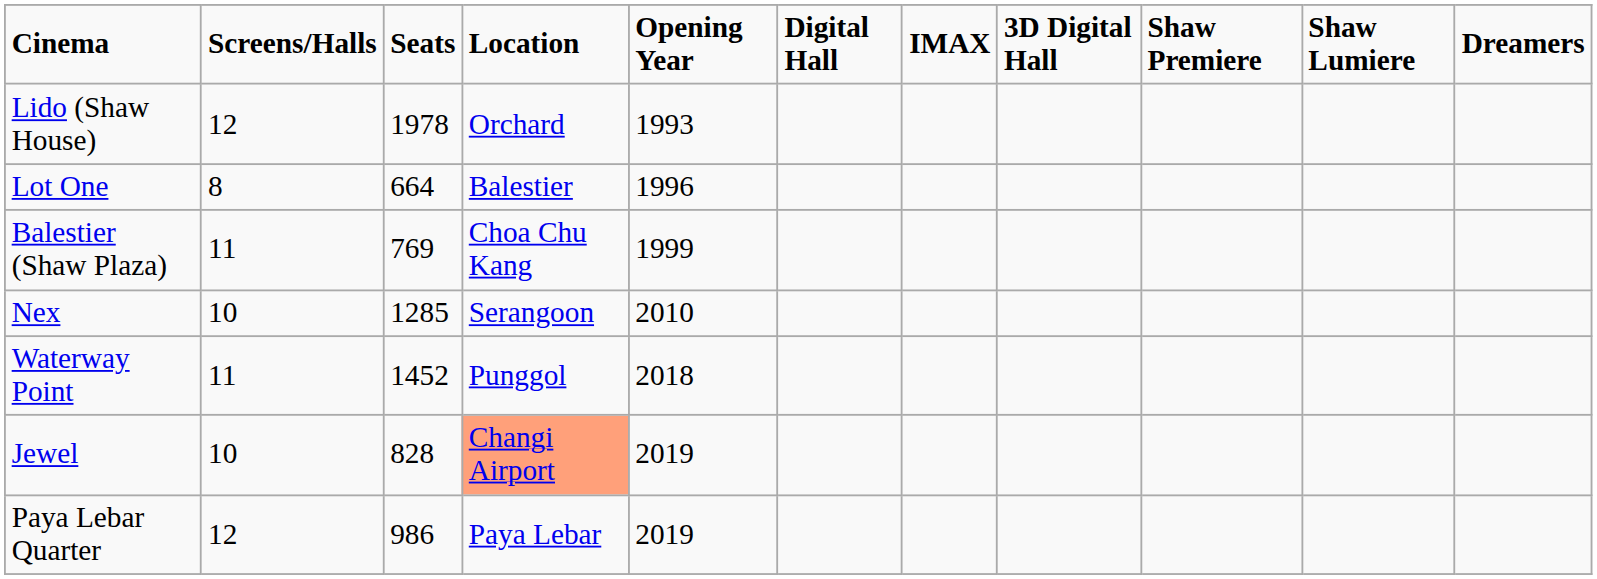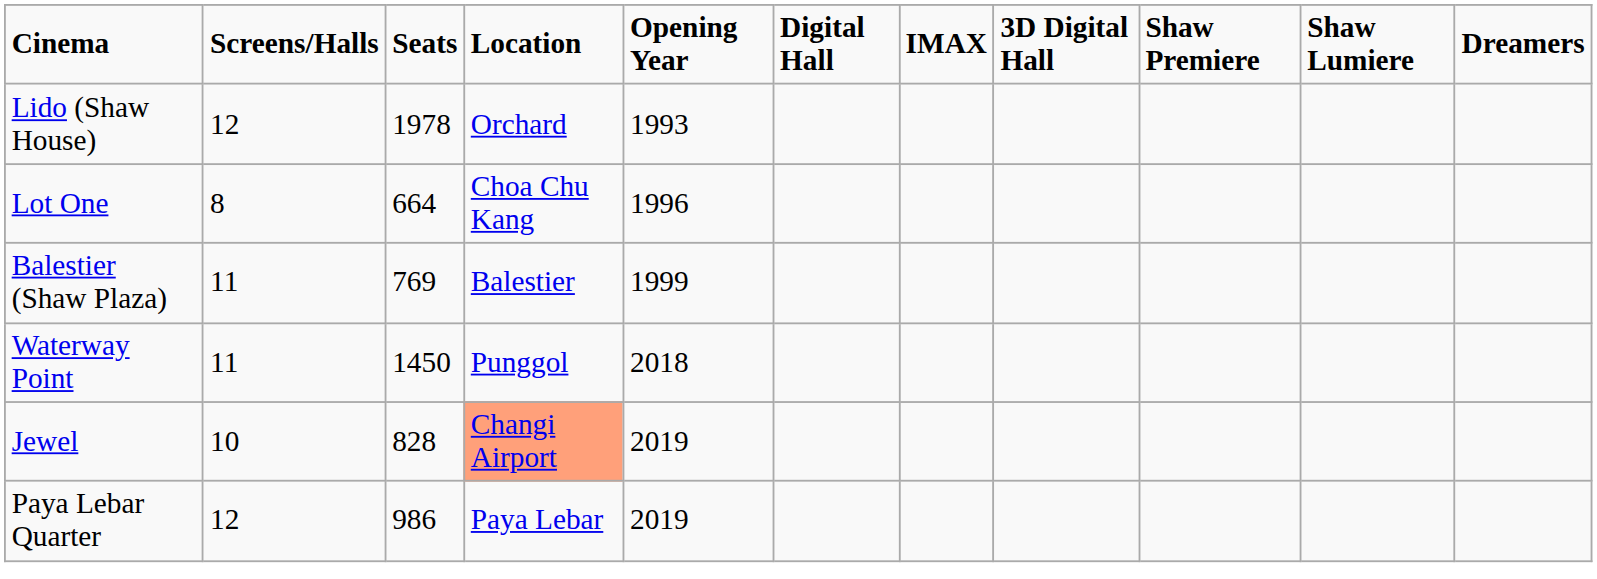(521, 186) Balestier -> (530, 202) Choa Chu Kang
(528, 249) Choa Chu Kang -> (523, 282) Balestier
- row: (36, 312)
(419, 375) 1452 -> (421, 361) 1450
